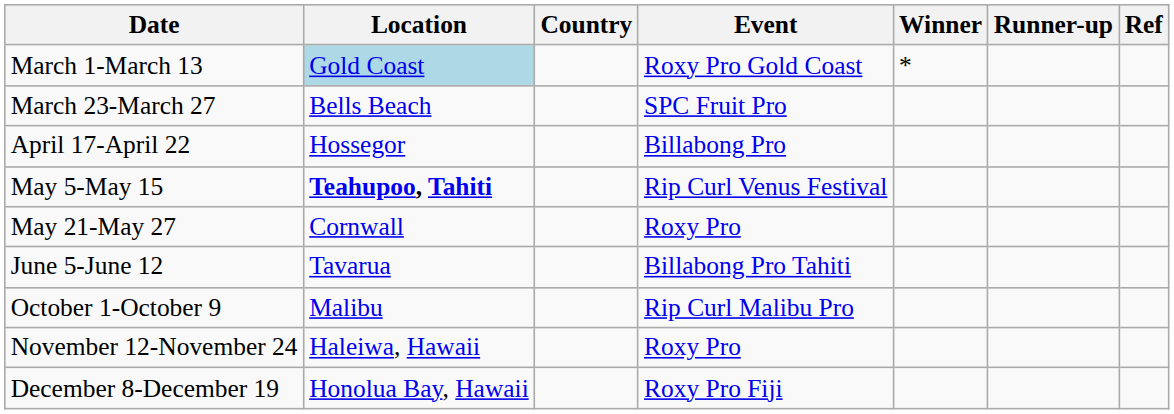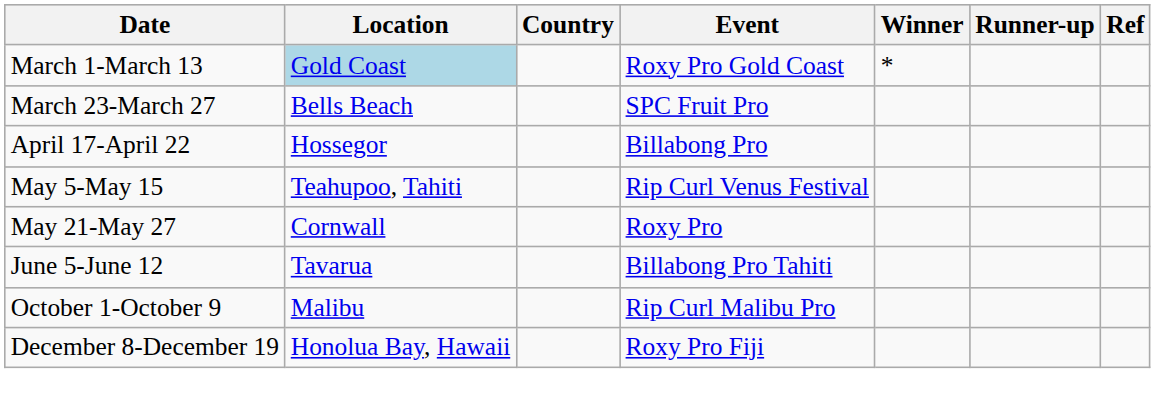(401, 186) bold -> (376, 186) normal
- row: (154, 347)
